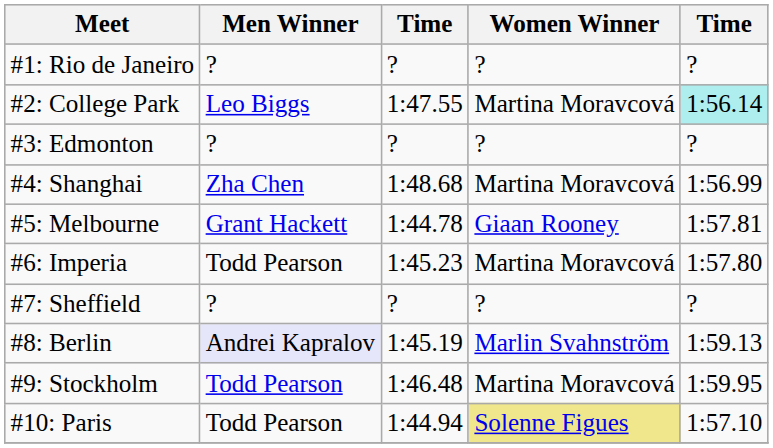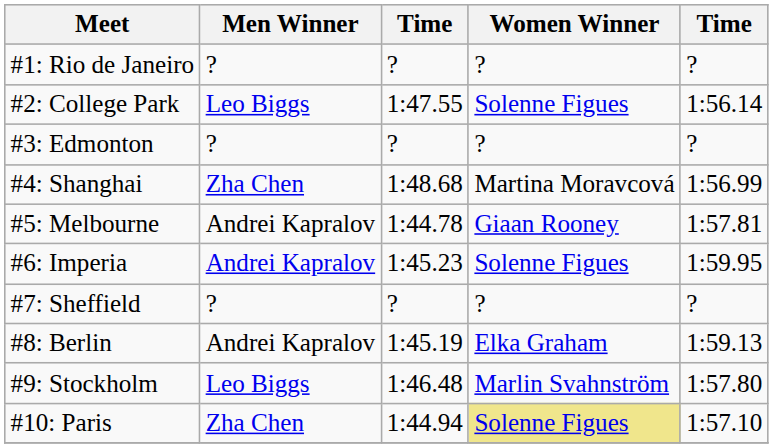(574, 104) Martina Moravcová -> (551, 104) Solenne Figues
(724, 104) paleturquoise background -> (724, 104) no background
(276, 223) Grant Hackett -> (290, 223) Andrei Kapralov
(274, 263) Todd Pearson -> (290, 263) Andrei Kapralov
(574, 263) Martina Moravcová -> (551, 263) Solenne Figues
(724, 263) 1:57.80 -> (724, 263) 1:59.95
(290, 343) lavender background -> (290, 343) no background
(572, 343) Marlin Svahnström -> (541, 343) Elka Graham
(274, 382) Todd Pearson -> (258, 382) Leo Biggs
(574, 382) Martina Moravcová -> (572, 382) Marlin Svahnström
(724, 382) 1:59.95 -> (724, 382) 1:57.80
(274, 422) Todd Pearson -> (255, 422) Zha Chen
